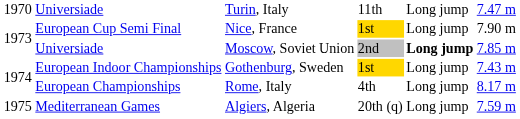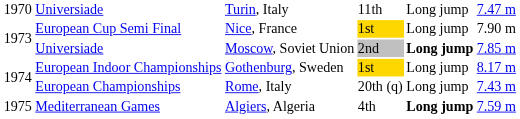(496, 67) 7.43 m -> (496, 67) 8.17 m
(367, 87) 4th -> (380, 87) 20th (q)
(496, 87) 8.17 m -> (496, 87) 7.43 m
(380, 106) 20th (q) -> (367, 106) 4th
(437, 106) normal -> (440, 106) bold
